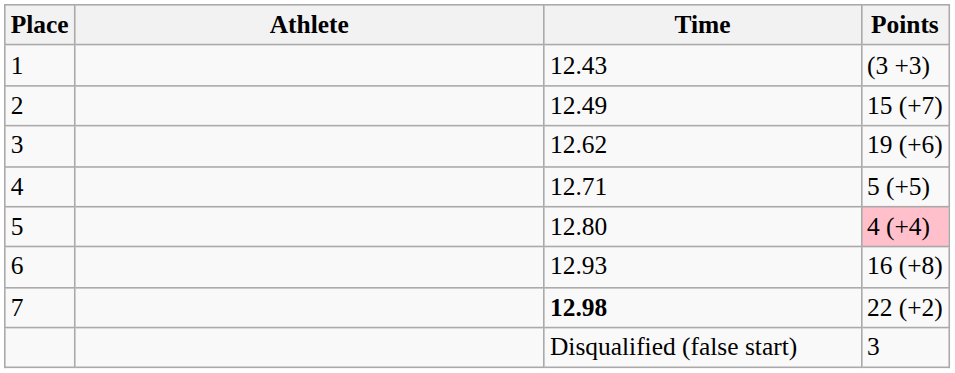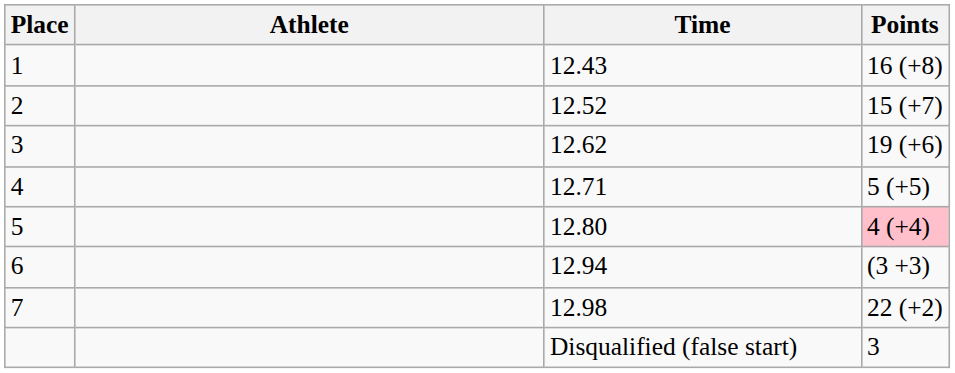(898, 65) (3 +3) -> (905, 65) 16 (+8)
(579, 105) 12.49 -> (579, 105) 12.52
(579, 266) 12.93 -> (579, 266) 12.94
(905, 266) 16 (+8) -> (898, 266) (3 +3)
(579, 307) bold -> (579, 307) normal
